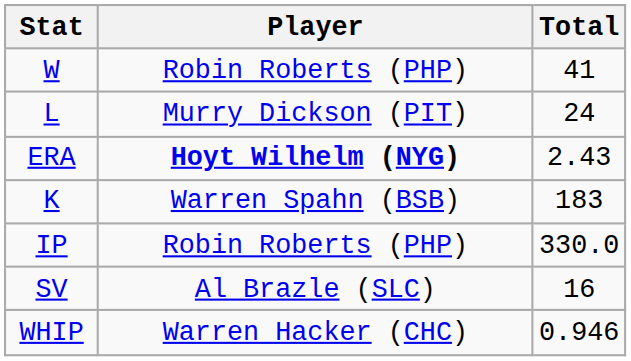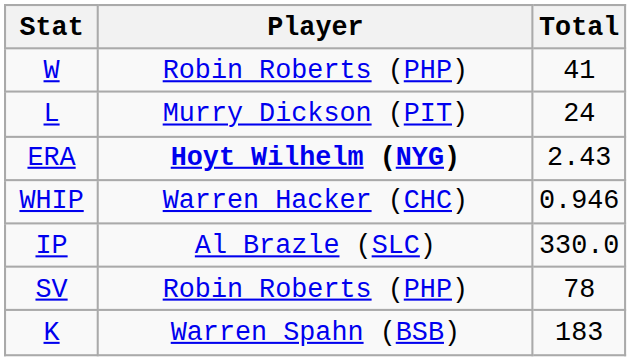rows swapped: (52, 201) <-> (52, 332)
(315, 245) Robin Roberts (PHP) -> (315, 245) Al Brazle (SLC)
(315, 289) Al Brazle (SLC) -> (315, 289) Robin Roberts (PHP)
(579, 289) 16 -> (579, 289) 78
